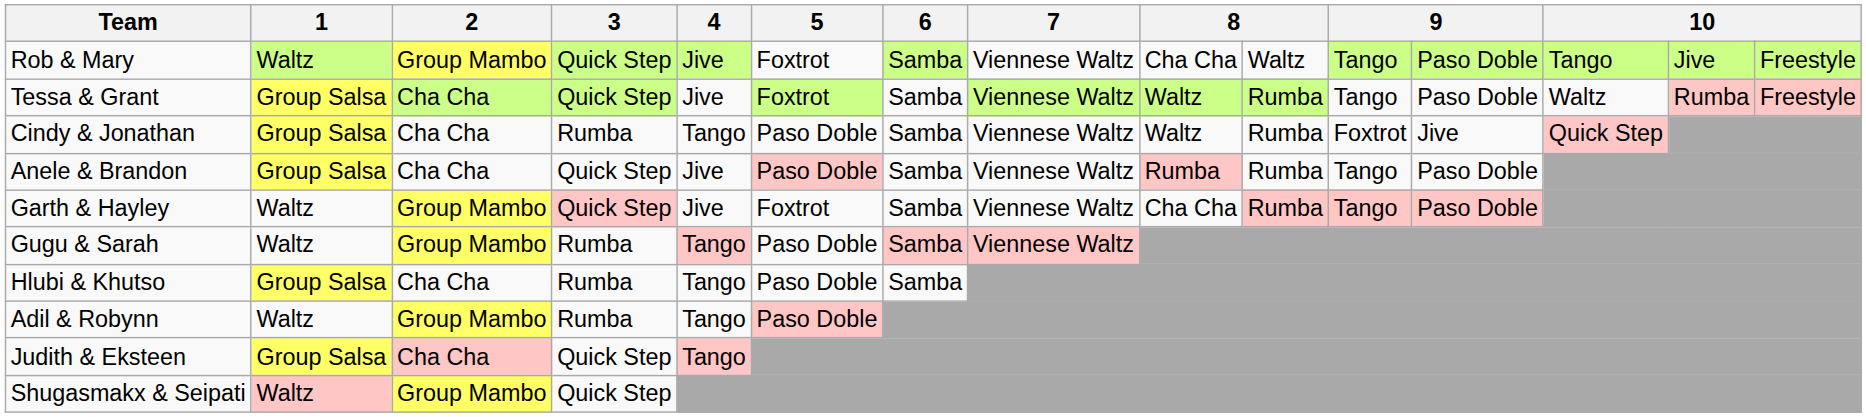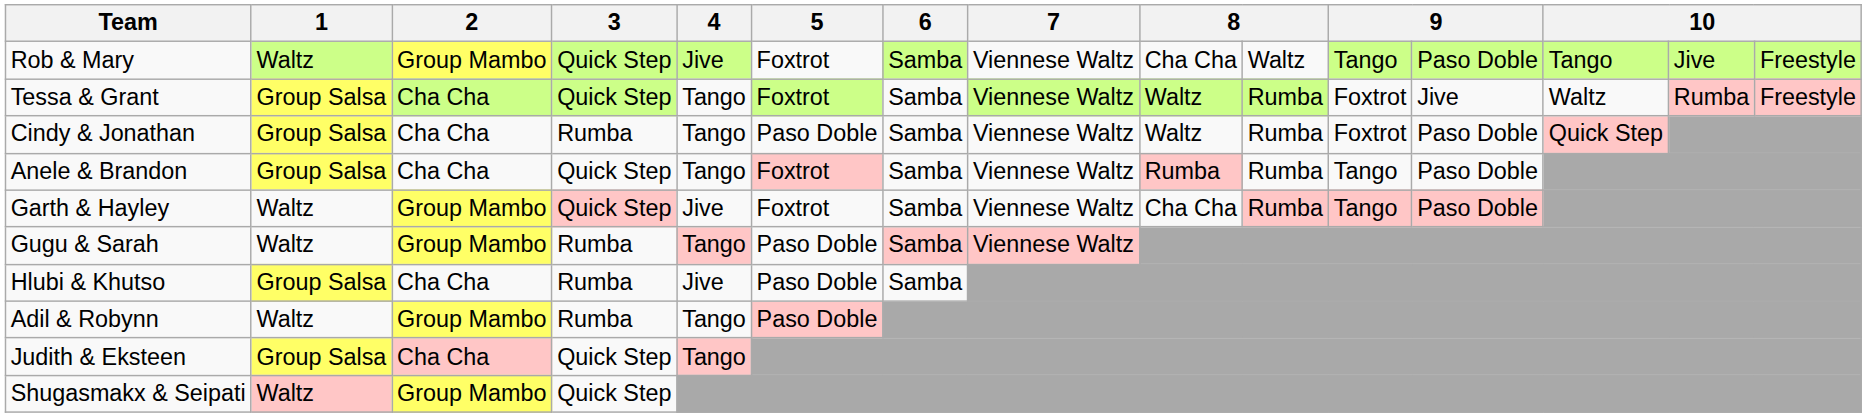(703, 97) Jive -> (714, 97) Tango
(1366, 97) Tango -> (1370, 97) Foxtrot
(1478, 97) Paso Doble -> (1438, 97) Jive
(1438, 134) Jive -> (1478, 134) Paso Doble
(703, 171) Jive -> (714, 171) Tango
(817, 171) Paso Doble -> (793, 171) Foxtrot
(714, 282) Tango -> (703, 282) Jive
